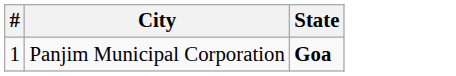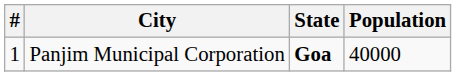+ column: (398, 20)
